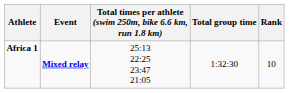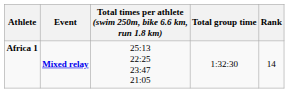(271, 64) 10 -> (271, 64) 14
